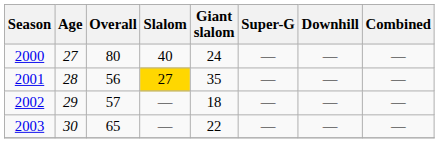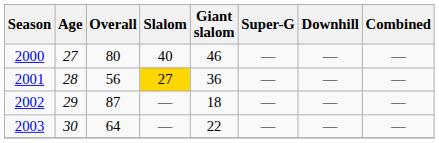(214, 56) 24 -> (214, 56) 46
(214, 79) 35 -> (214, 79) 36
(113, 102) 57 -> (113, 102) 87
(113, 126) 65 -> (113, 126) 64
